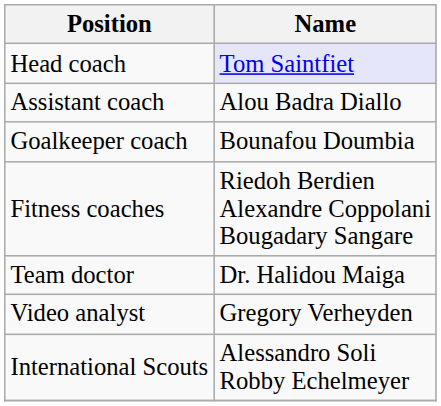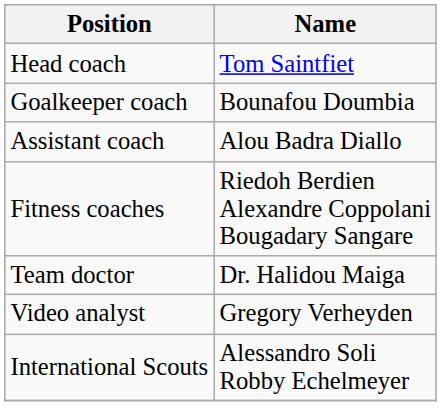(287, 63) lavender background -> (287, 63) no background
rows swapped: (87, 102) <-> (99, 141)
